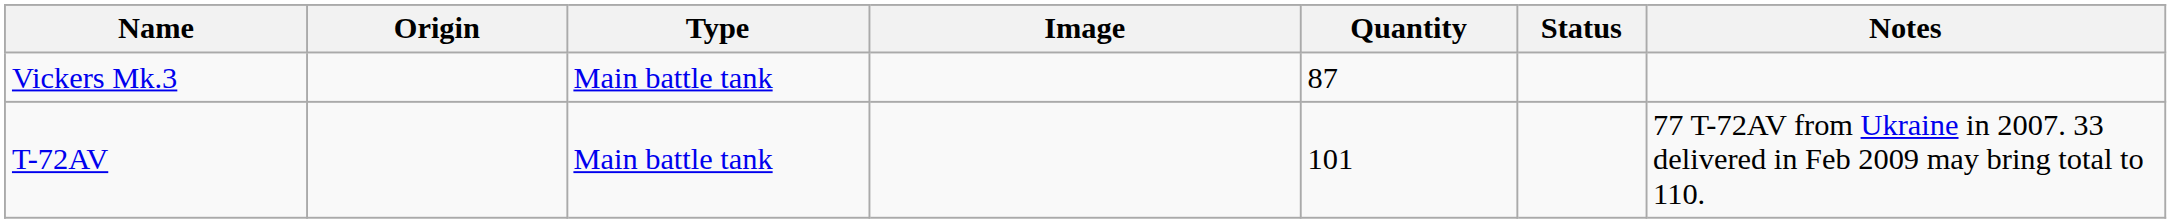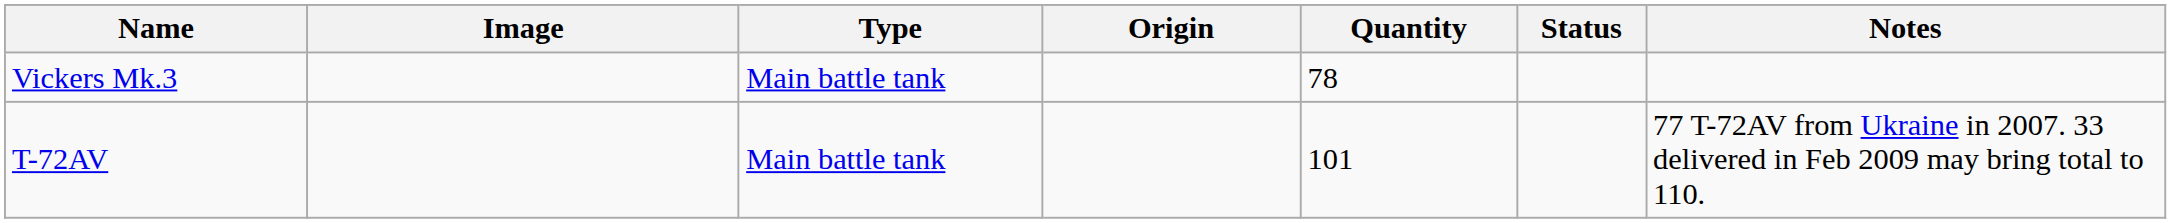columns swapped: (1085, 28) <-> (437, 28)
(1323, 76) 87 -> (1323, 76) 78
